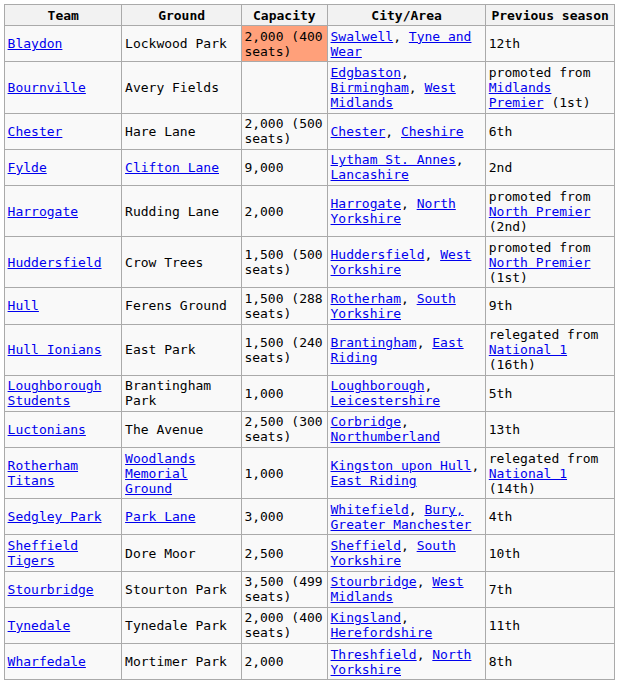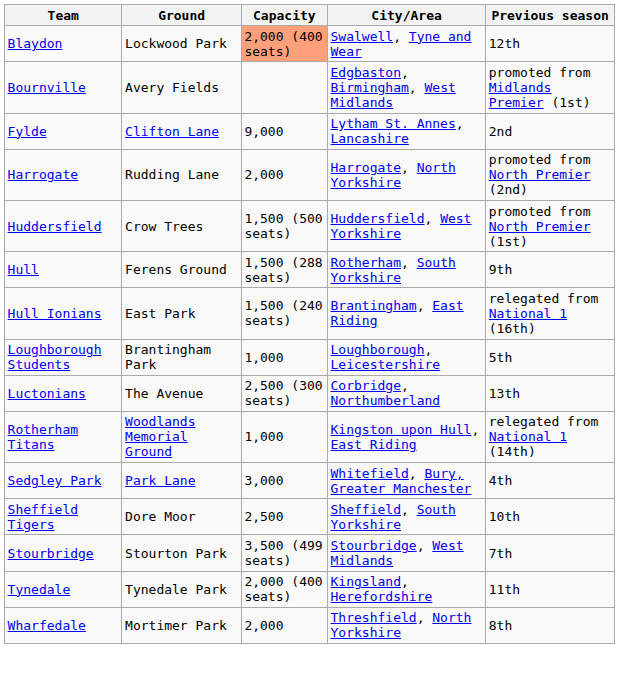- row: (35, 131)
